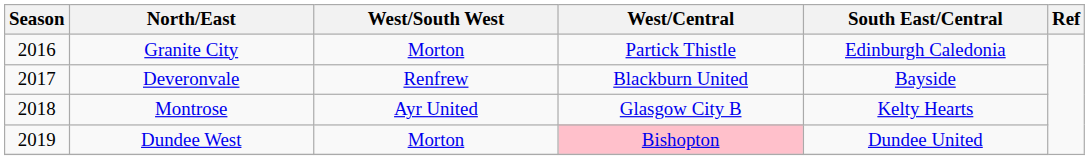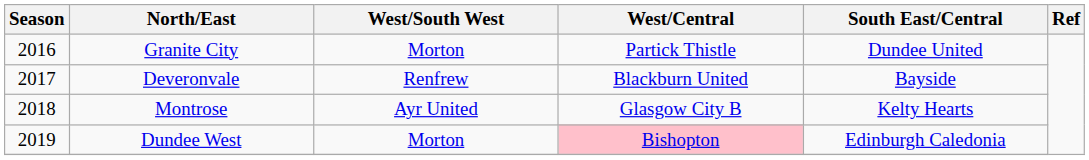(925, 49) Edinburgh Caledonia -> (925, 49) Dundee United
(925, 139) Dundee United -> (925, 139) Edinburgh Caledonia
